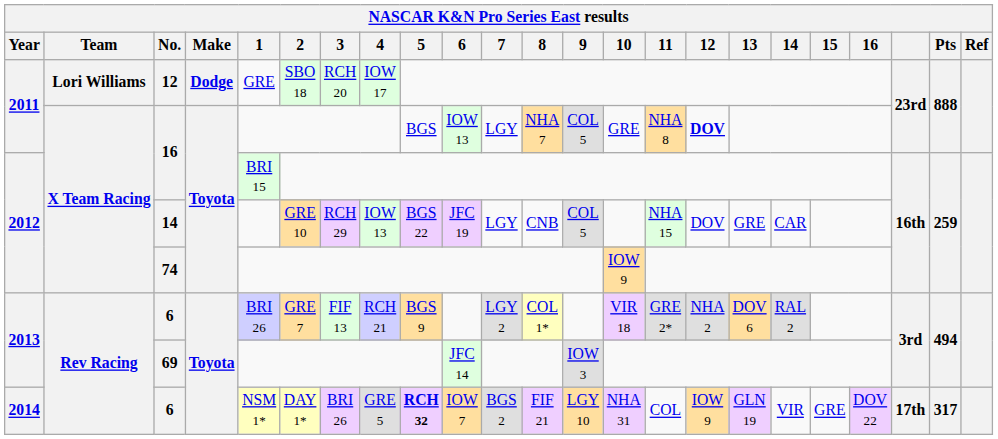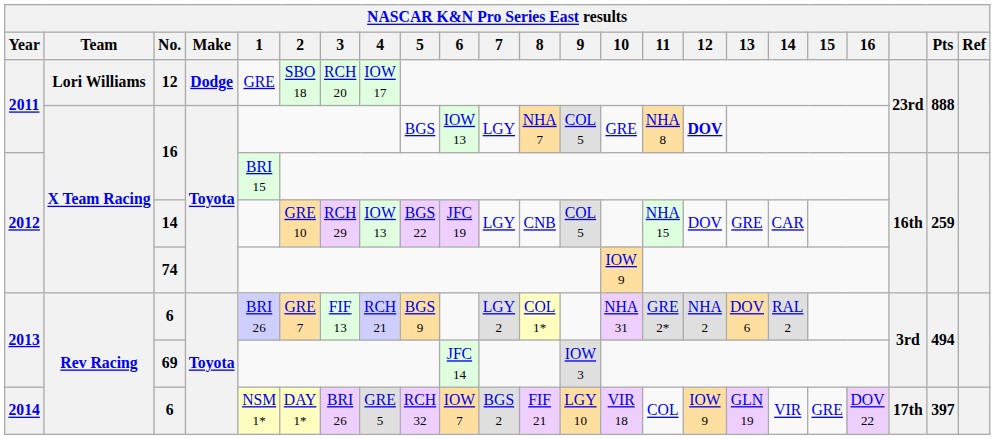(624, 316) VIR 18 -> (621, 316) NHA 31
(421, 410) bold -> (420, 409) normal
(624, 409) NHA 31 -> (621, 409) VIR 18
(946, 410) 317 -> (943, 410) 397
